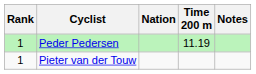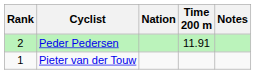(20, 43) 1 -> (20, 43) 2
(197, 43) 11.19 -> (197, 43) 11.91
